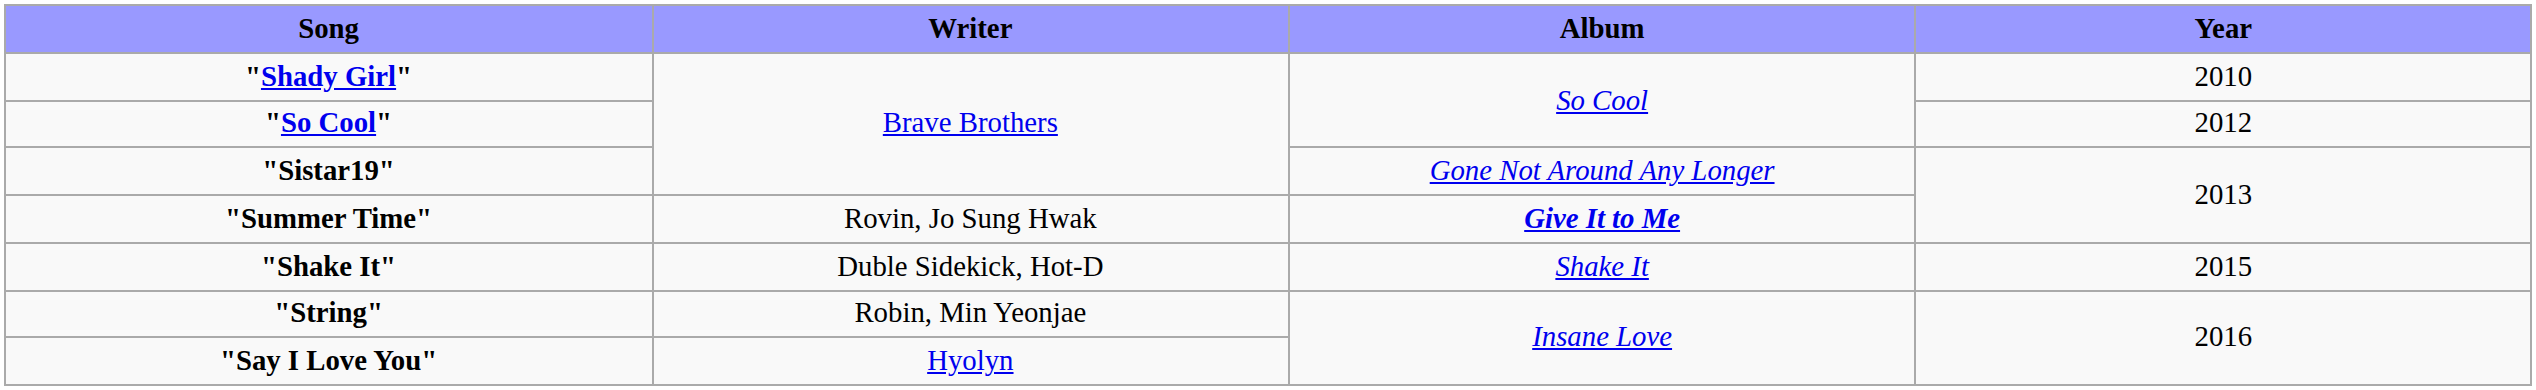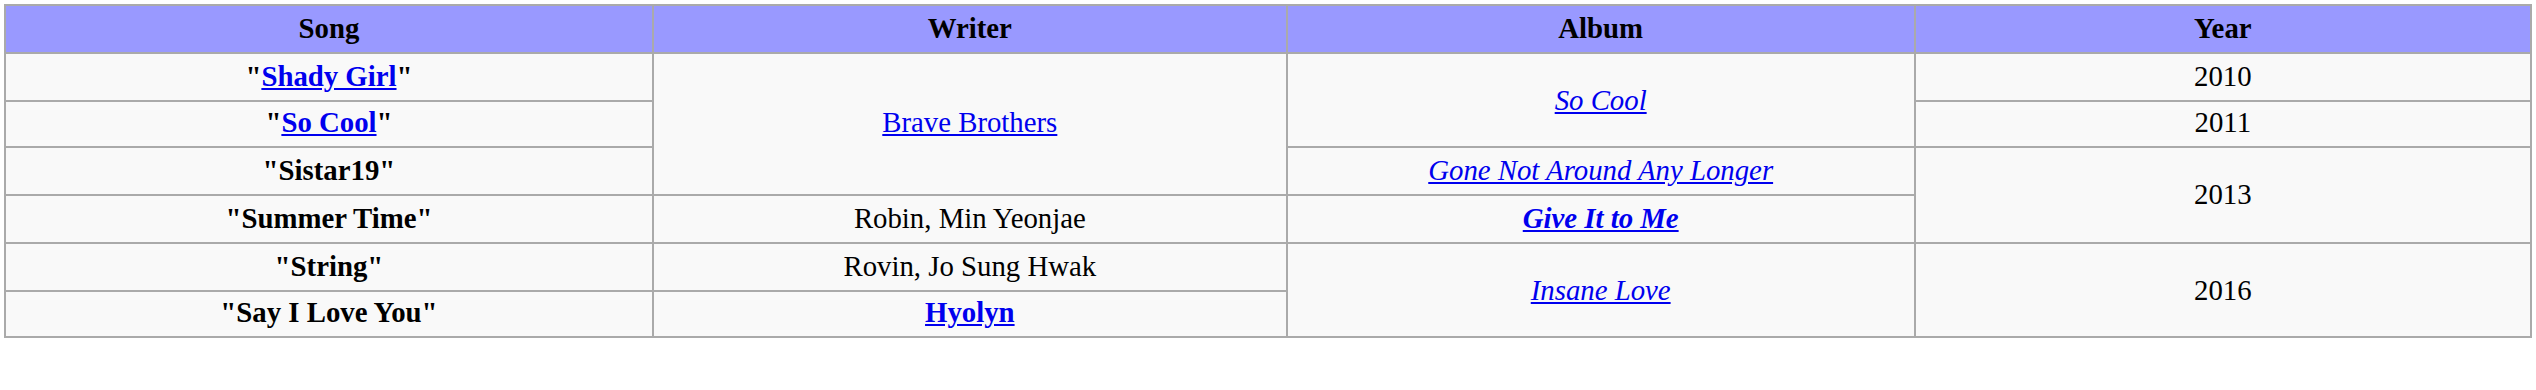(2223, 123) 2012 -> (2223, 123) 2011
(970, 218) Rovin, Jo Sung Hwak -> (970, 218) Robin, Min Yeonjae
- row: (329, 265)
(970, 313) Robin, Min Yeonjae -> (970, 265) Rovin, Jo Sung Hwak
(970, 360) normal -> (970, 313) bold
